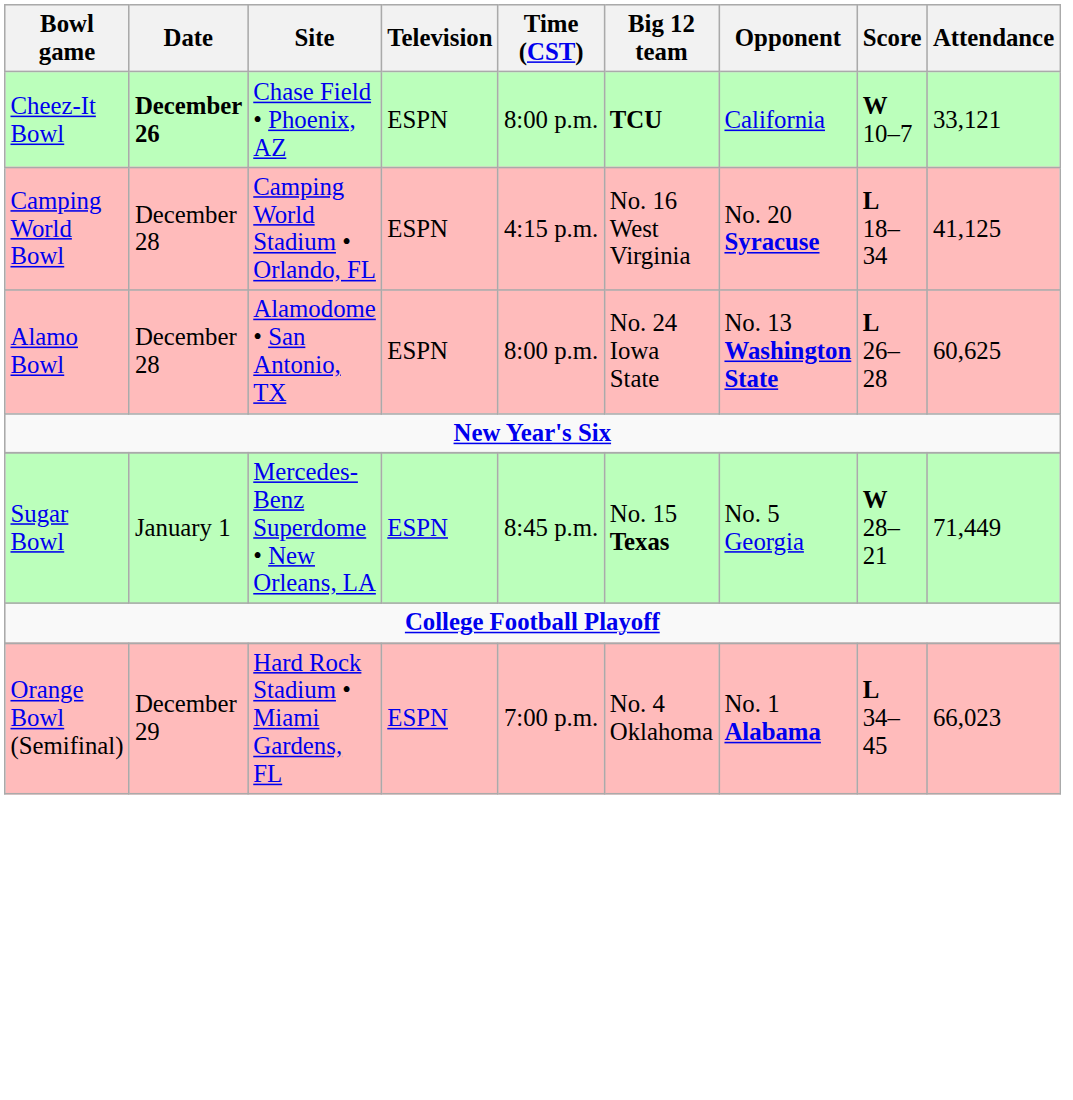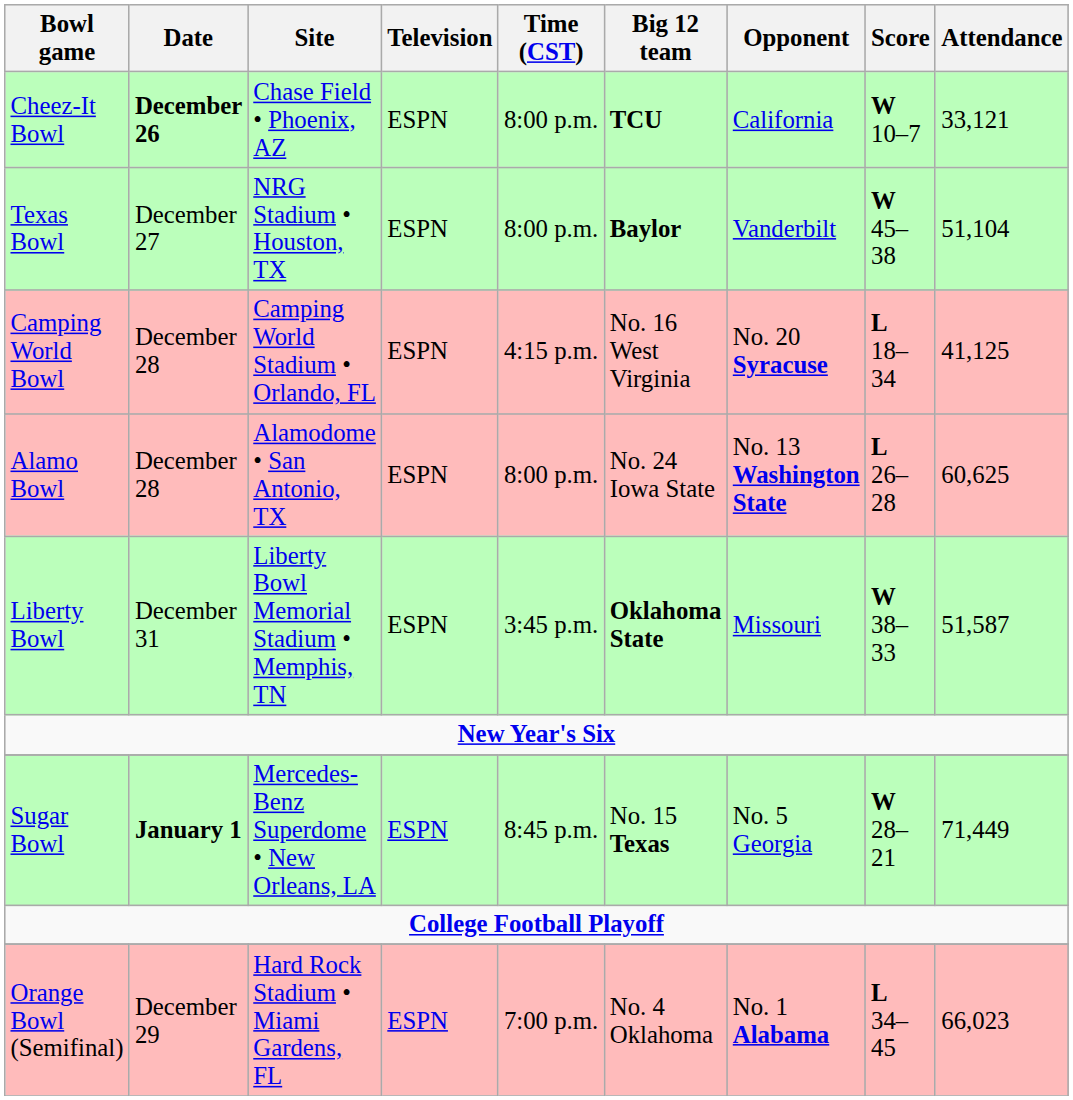+ row: (39, 228)
+ row: (47, 625)
(183, 527) normal -> (188, 829) bold
